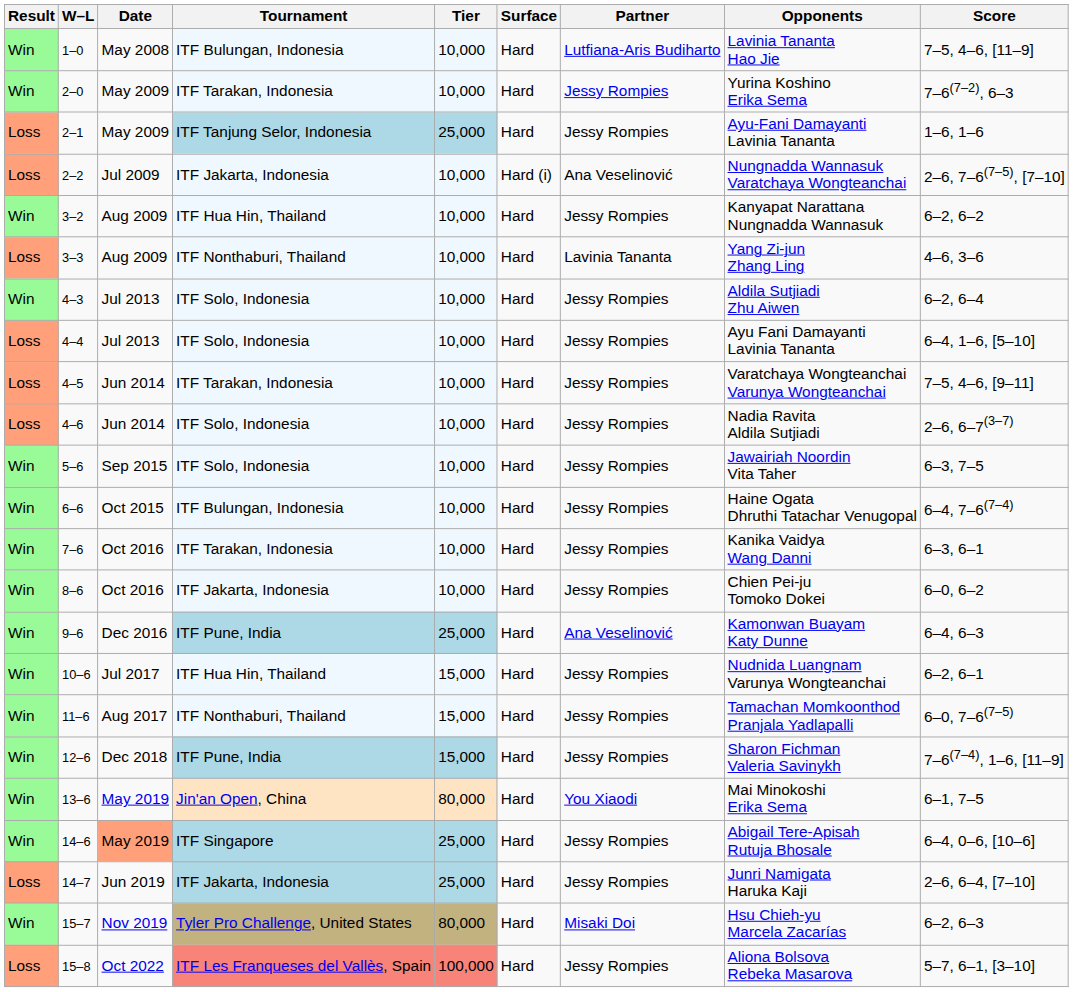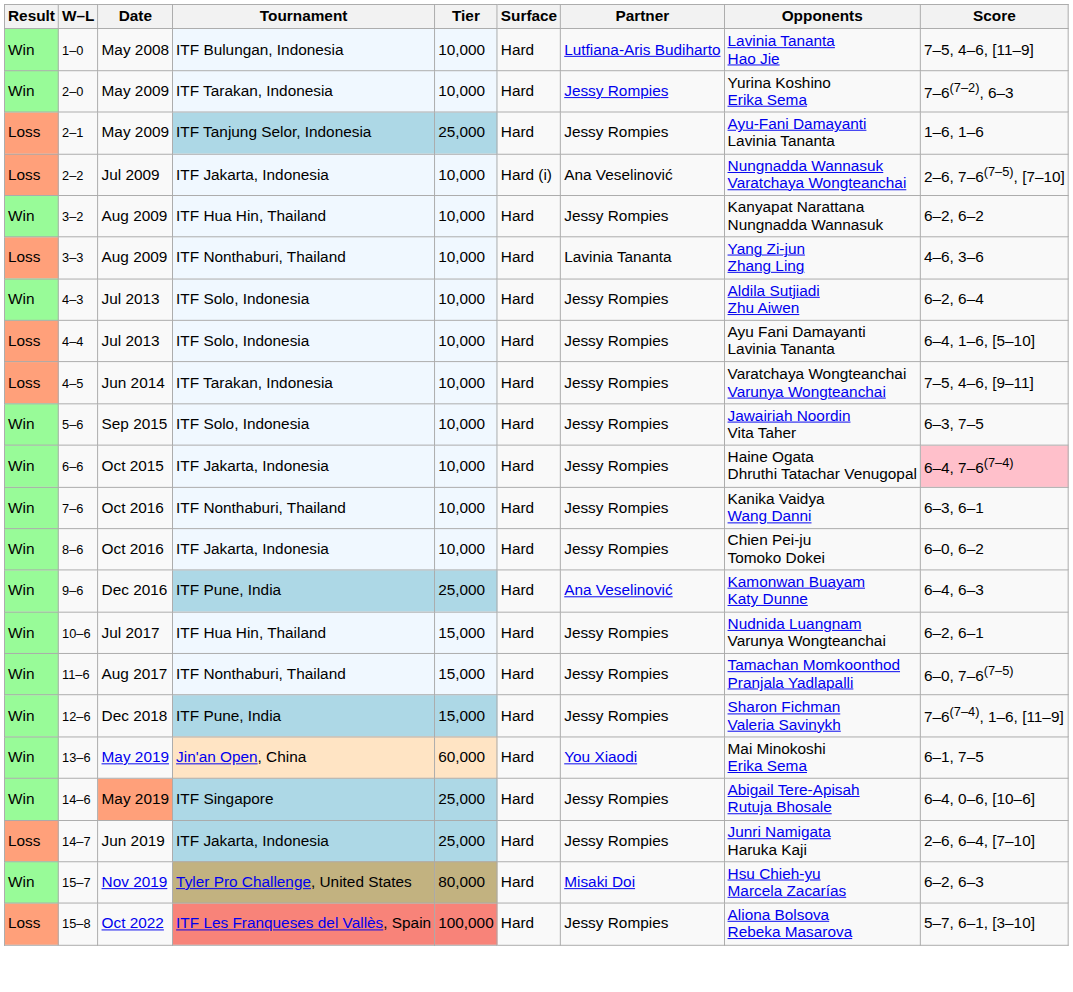- row: (73, 425)
(260, 507) ITF Bulungan, Indonesia -> (253, 466) ITF Jakarta, Indonesia
(969, 507) no background -> (969, 466) pink background
(255, 549) ITF Tarakan, Indonesia -> (261, 507) ITF Nonthaburi, Thailand
(462, 799) 80,000 -> (462, 757) 60,000
